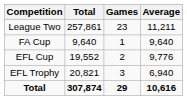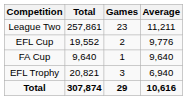rows swapped: (35, 42) <-> (35, 57)
